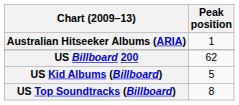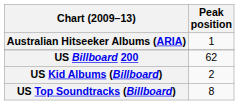(211, 74) 5 -> (211, 74) 2
